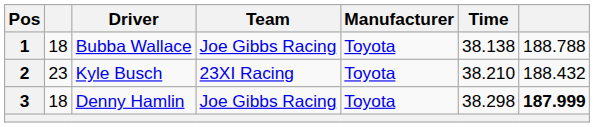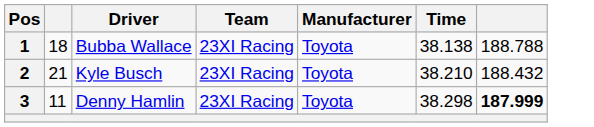(268, 46) Joe Gibbs Racing -> (247, 46) 23XI Racing
(58, 73) 23 -> (58, 73) 21
(58, 101) 18 -> (57, 101) 11
(268, 101) Joe Gibbs Racing -> (247, 101) 23XI Racing
